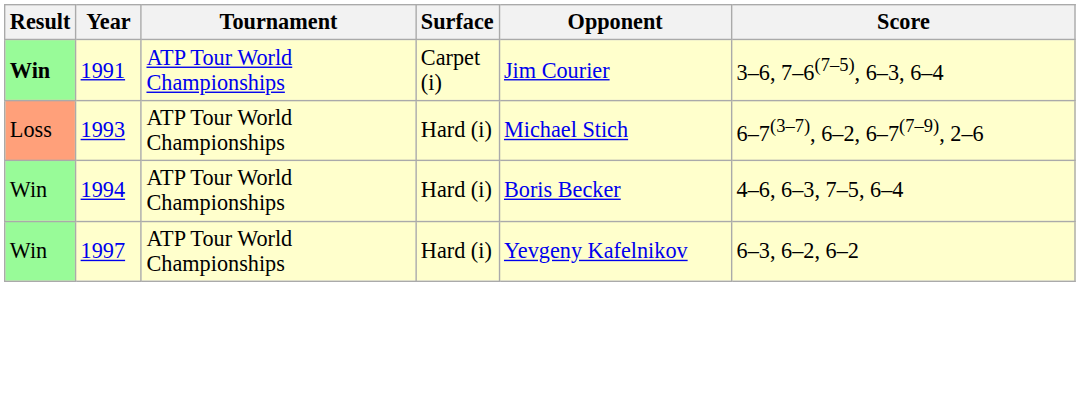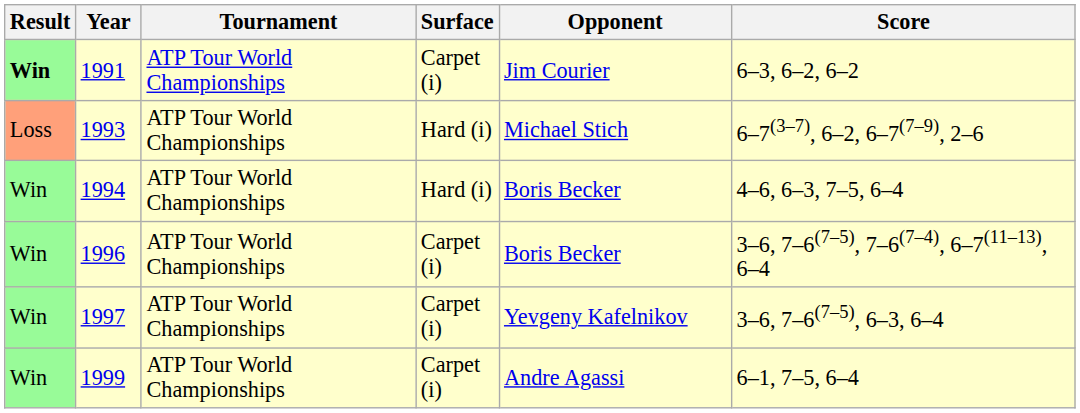(840, 69) 3–6, 7–6(7–5), 6–3, 6–4 -> (798, 69) 6–3, 6–2, 6–2
+ row: (103, 253)
(456, 250) Hard (i) -> (450, 317) Carpet (i)
(798, 250) 6–3, 6–2, 6–2 -> (840, 317) 3–6, 7–6(7–5), 6–3, 6–4
+ row: (103, 377)
